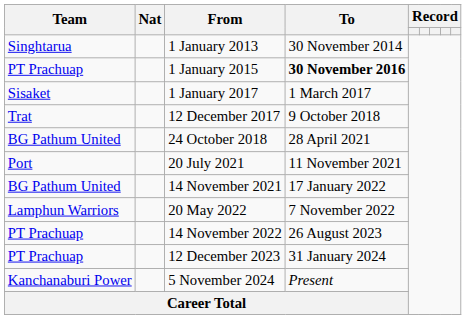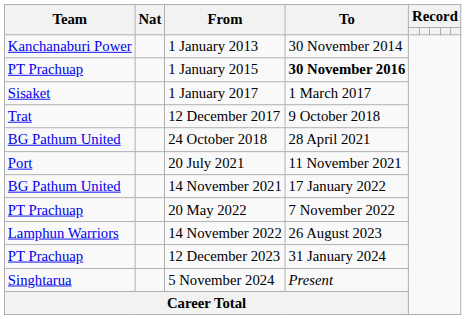(40, 46) Singhtarua -> (70, 46) Kanchanaburi Power
(63, 209) Lamphun Warriors -> (46, 209) PT Prachuap
(46, 233) PT Prachuap -> (63, 233) Lamphun Warriors
(70, 279) Kanchanaburi Power -> (40, 279) Singhtarua
